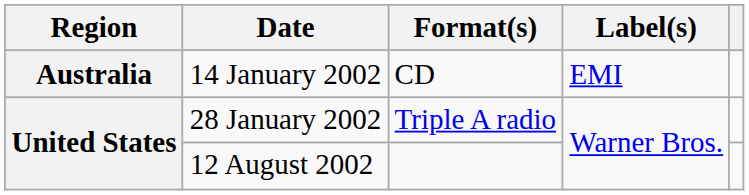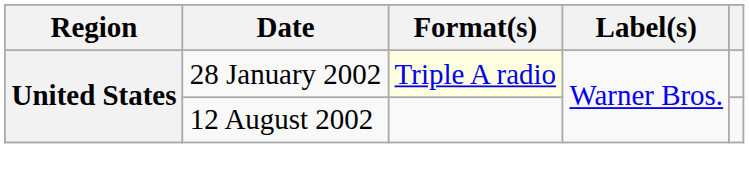- row: (286, 73)
(475, 119) no background -> (475, 73) lightyellow background
